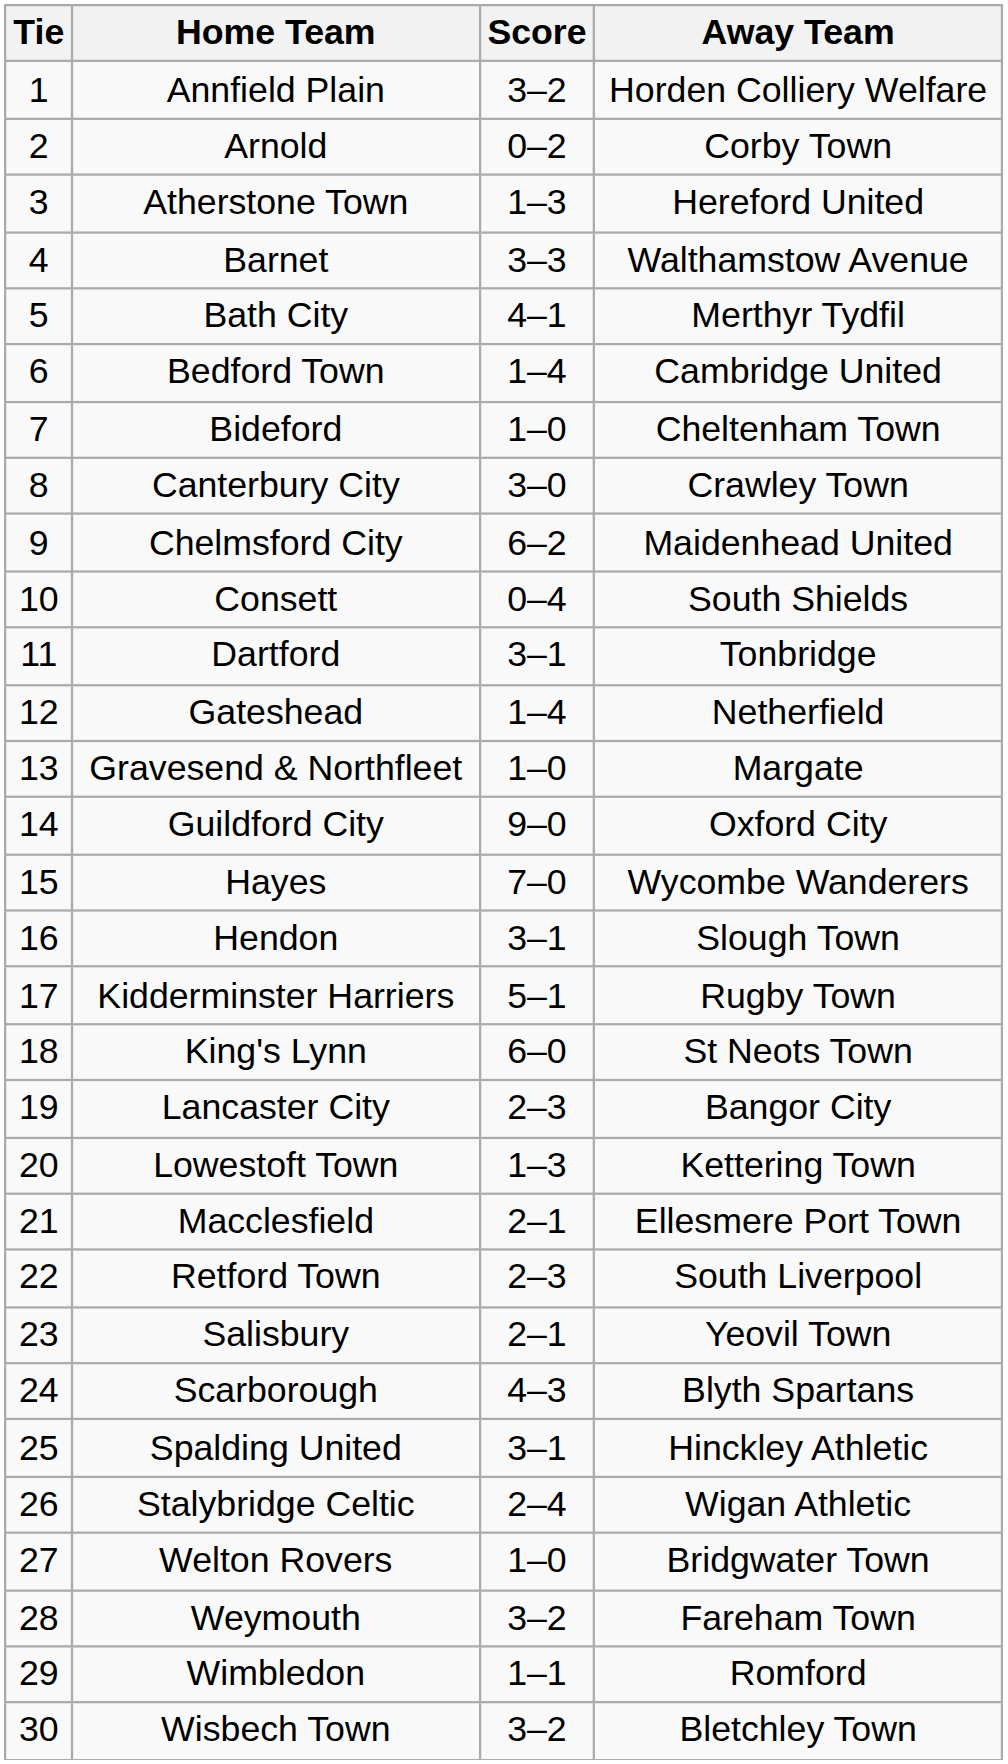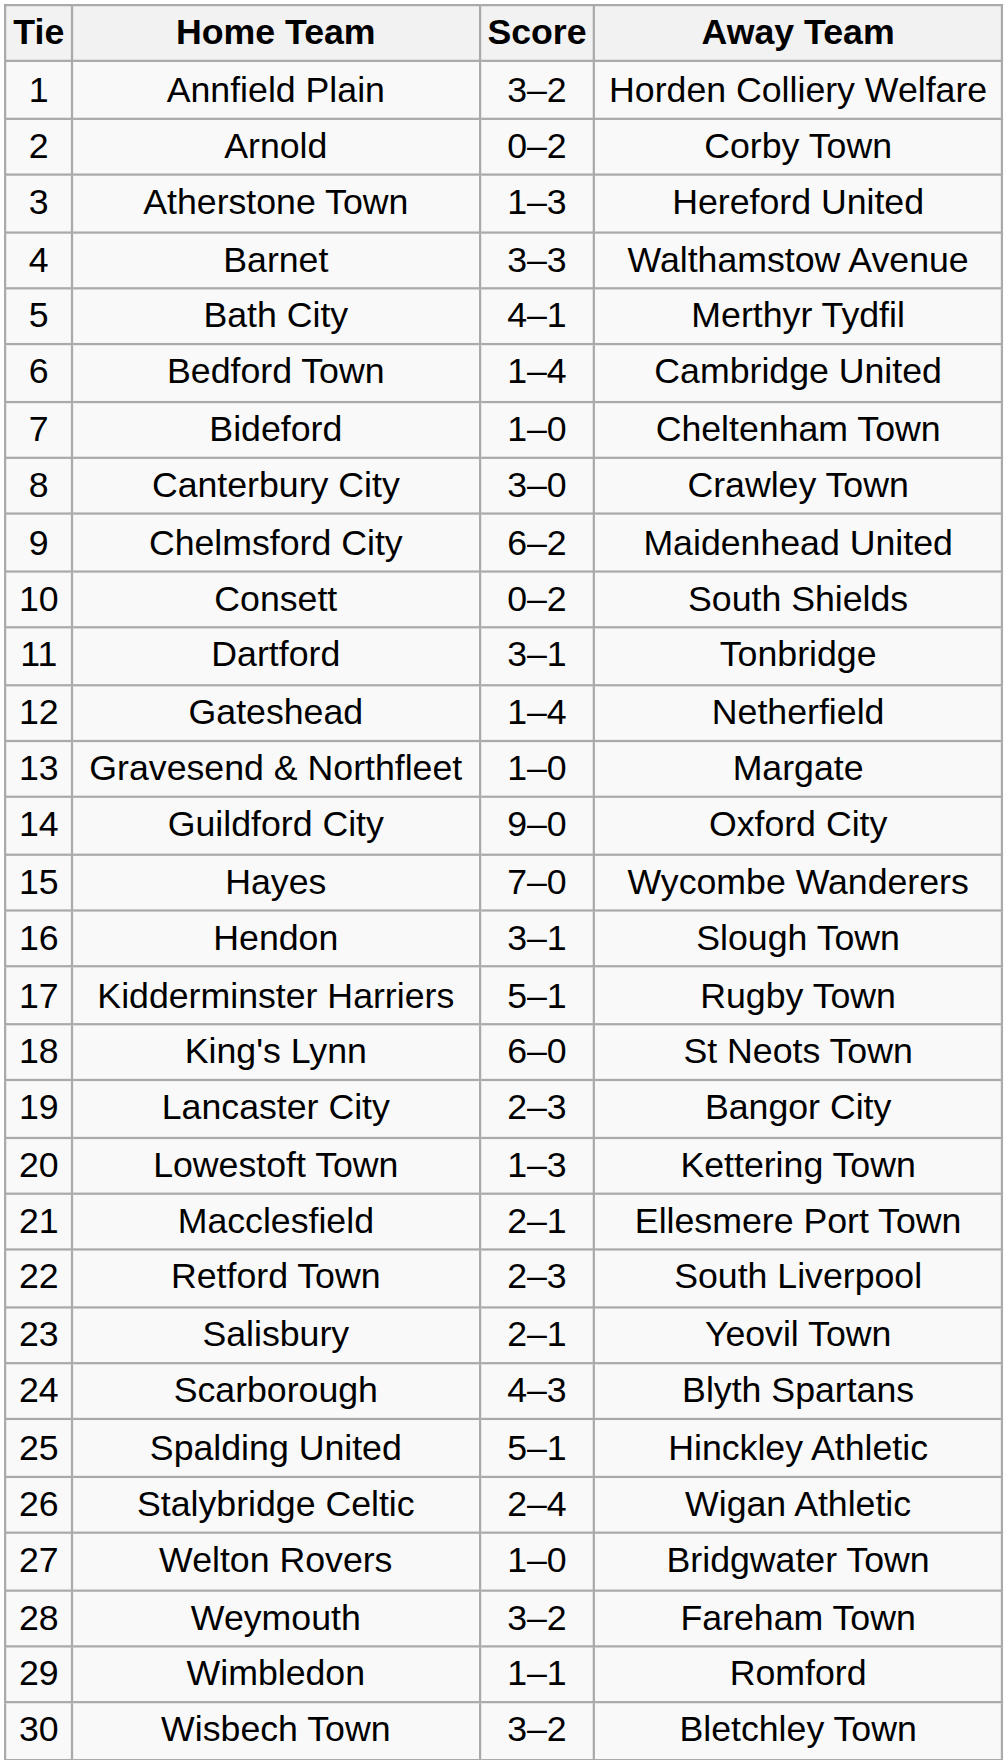(537, 598) 0–4 -> (537, 598) 0–2
(537, 1447) 3–1 -> (537, 1447) 5–1
